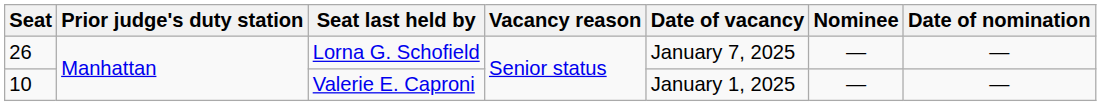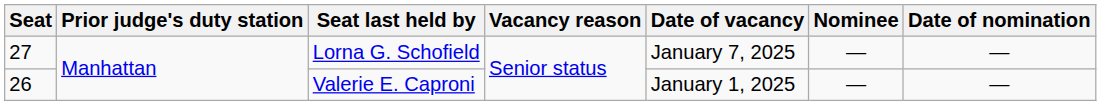(20, 52) 26 -> (20, 52) 27
(20, 84) 10 -> (20, 84) 26
